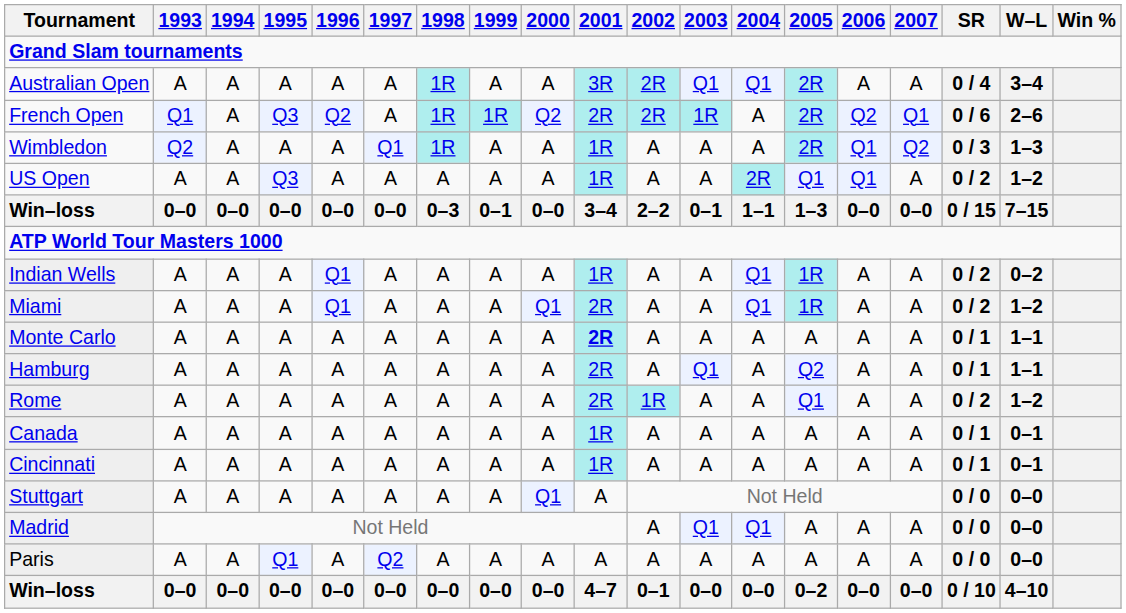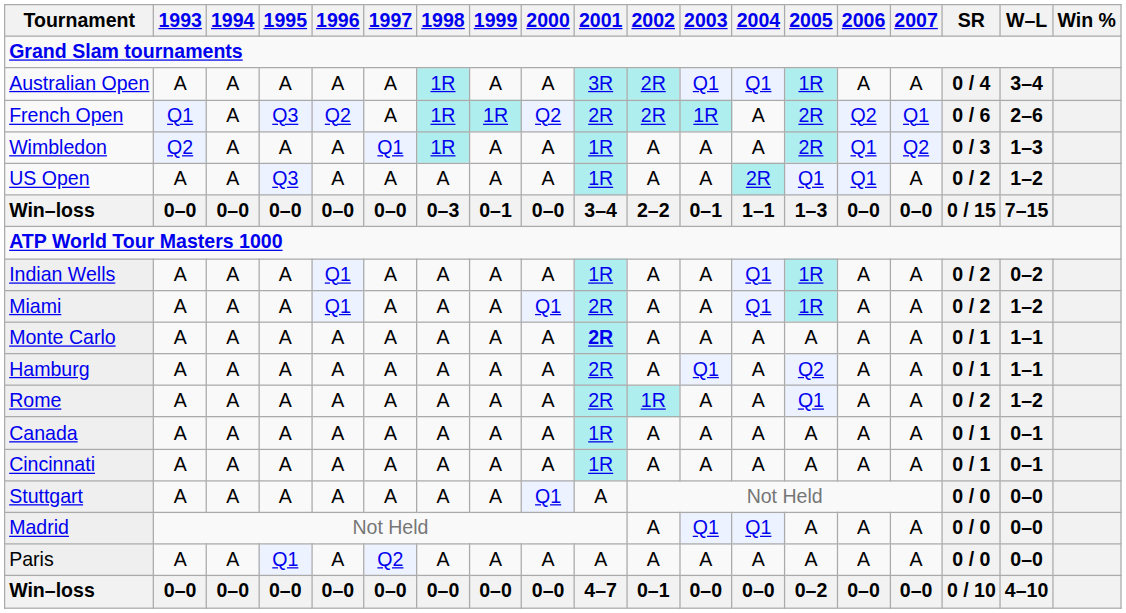(811, 83) 2R -> (811, 83) 1R
